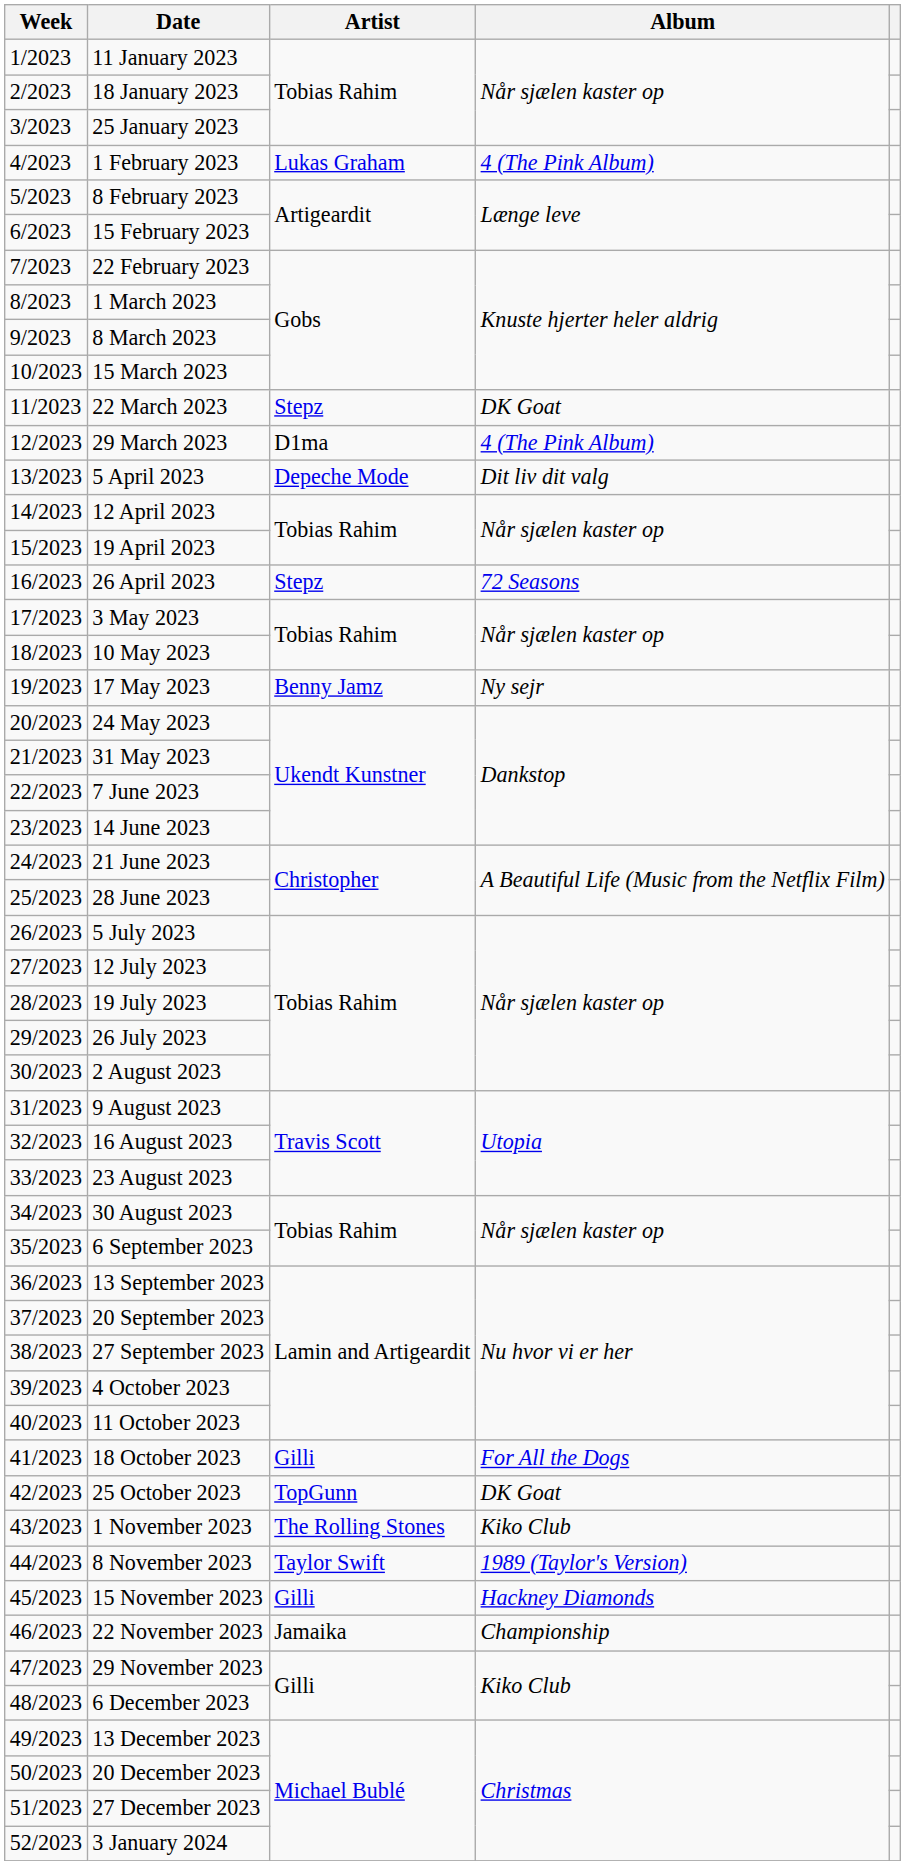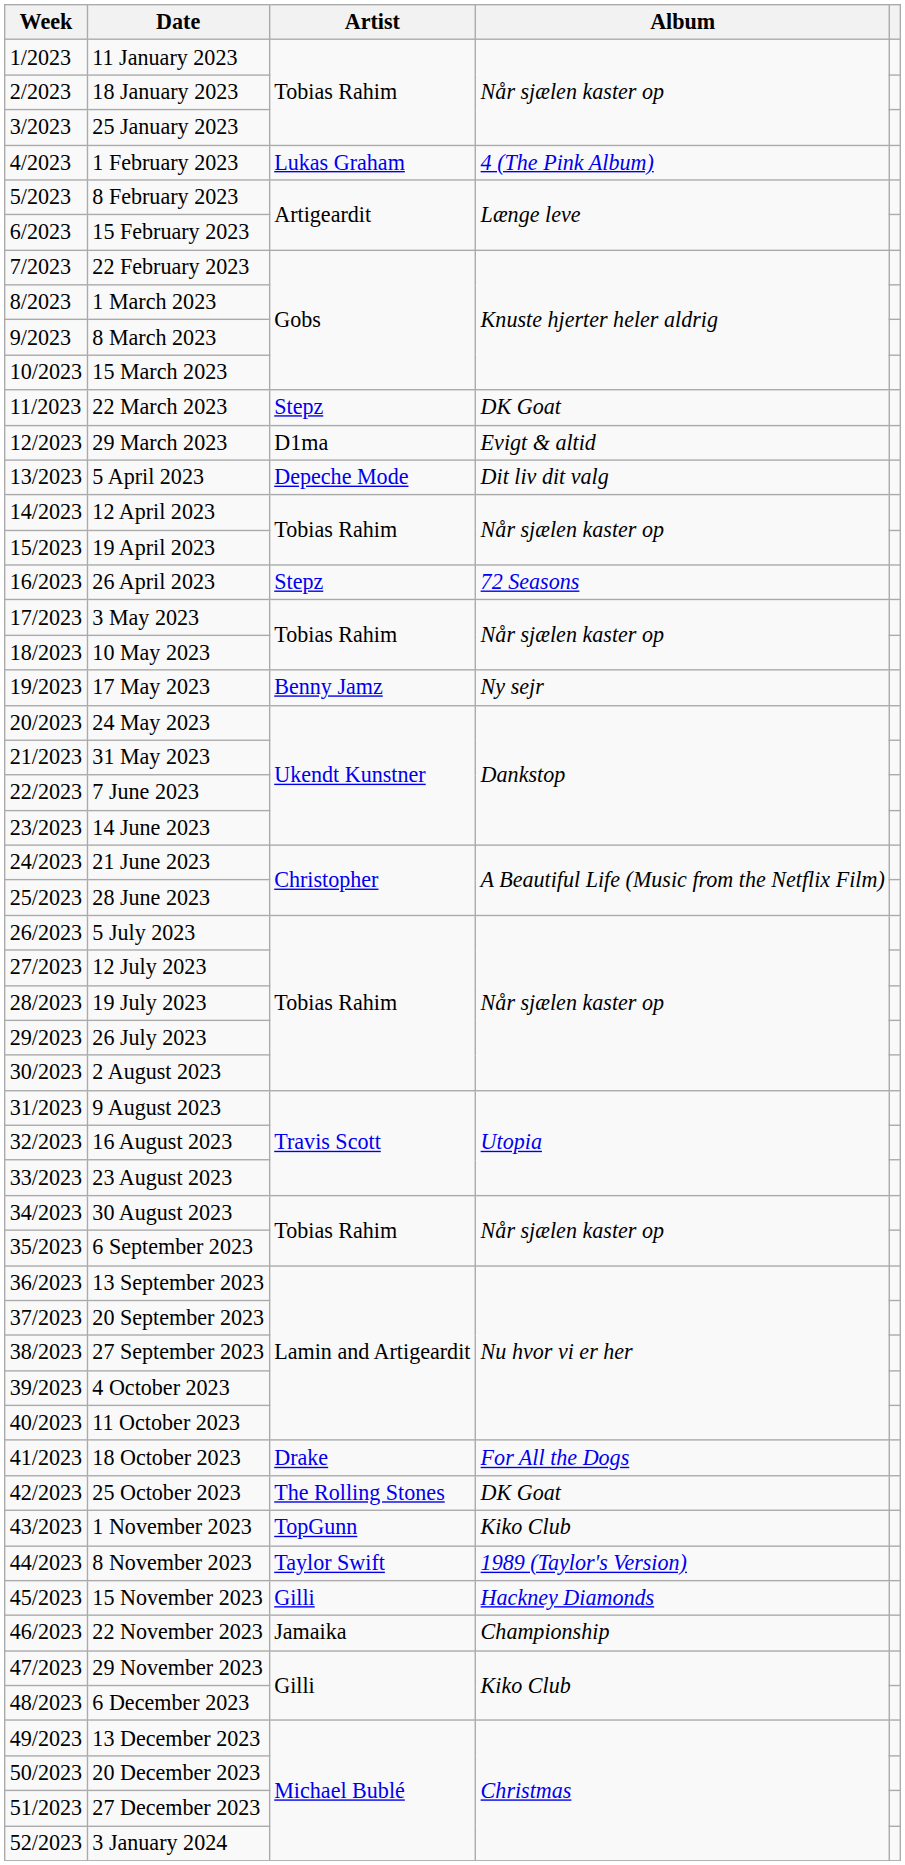(567, 442) 4 (The Pink Album) -> (538, 442) Evigt & altid
(294, 1457) Gilli -> (301, 1457) Drake
(316, 1492) TopGunn -> (359, 1492) The Rolling Stones
(359, 1527) The Rolling Stones -> (316, 1527) TopGunn
